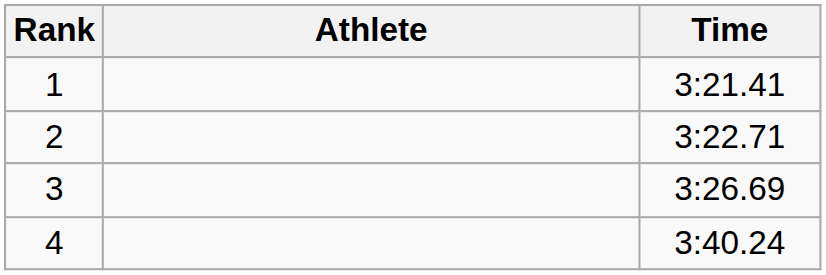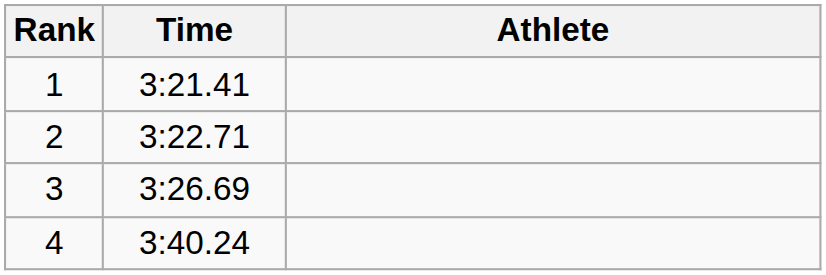columns swapped: (371, 30) <-> (730, 30)
